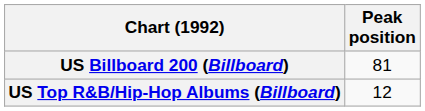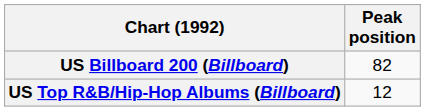(382, 65) 81 -> (382, 65) 82
